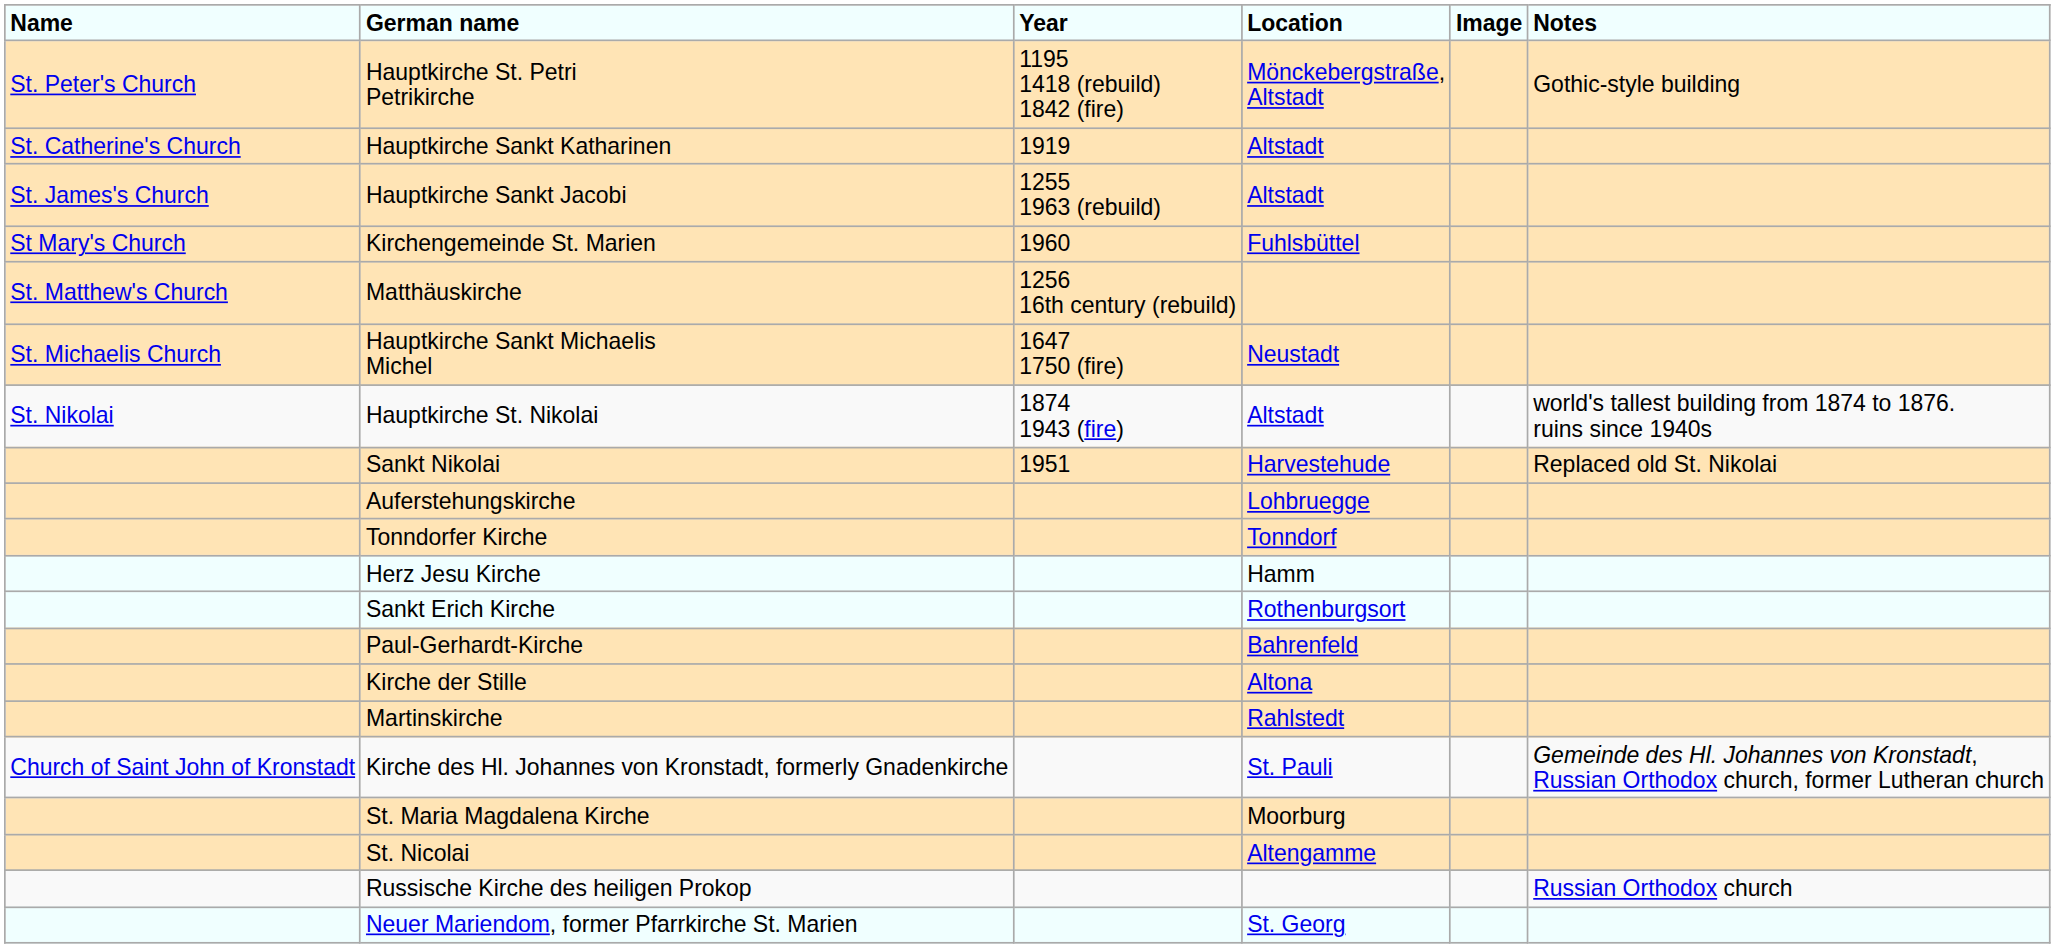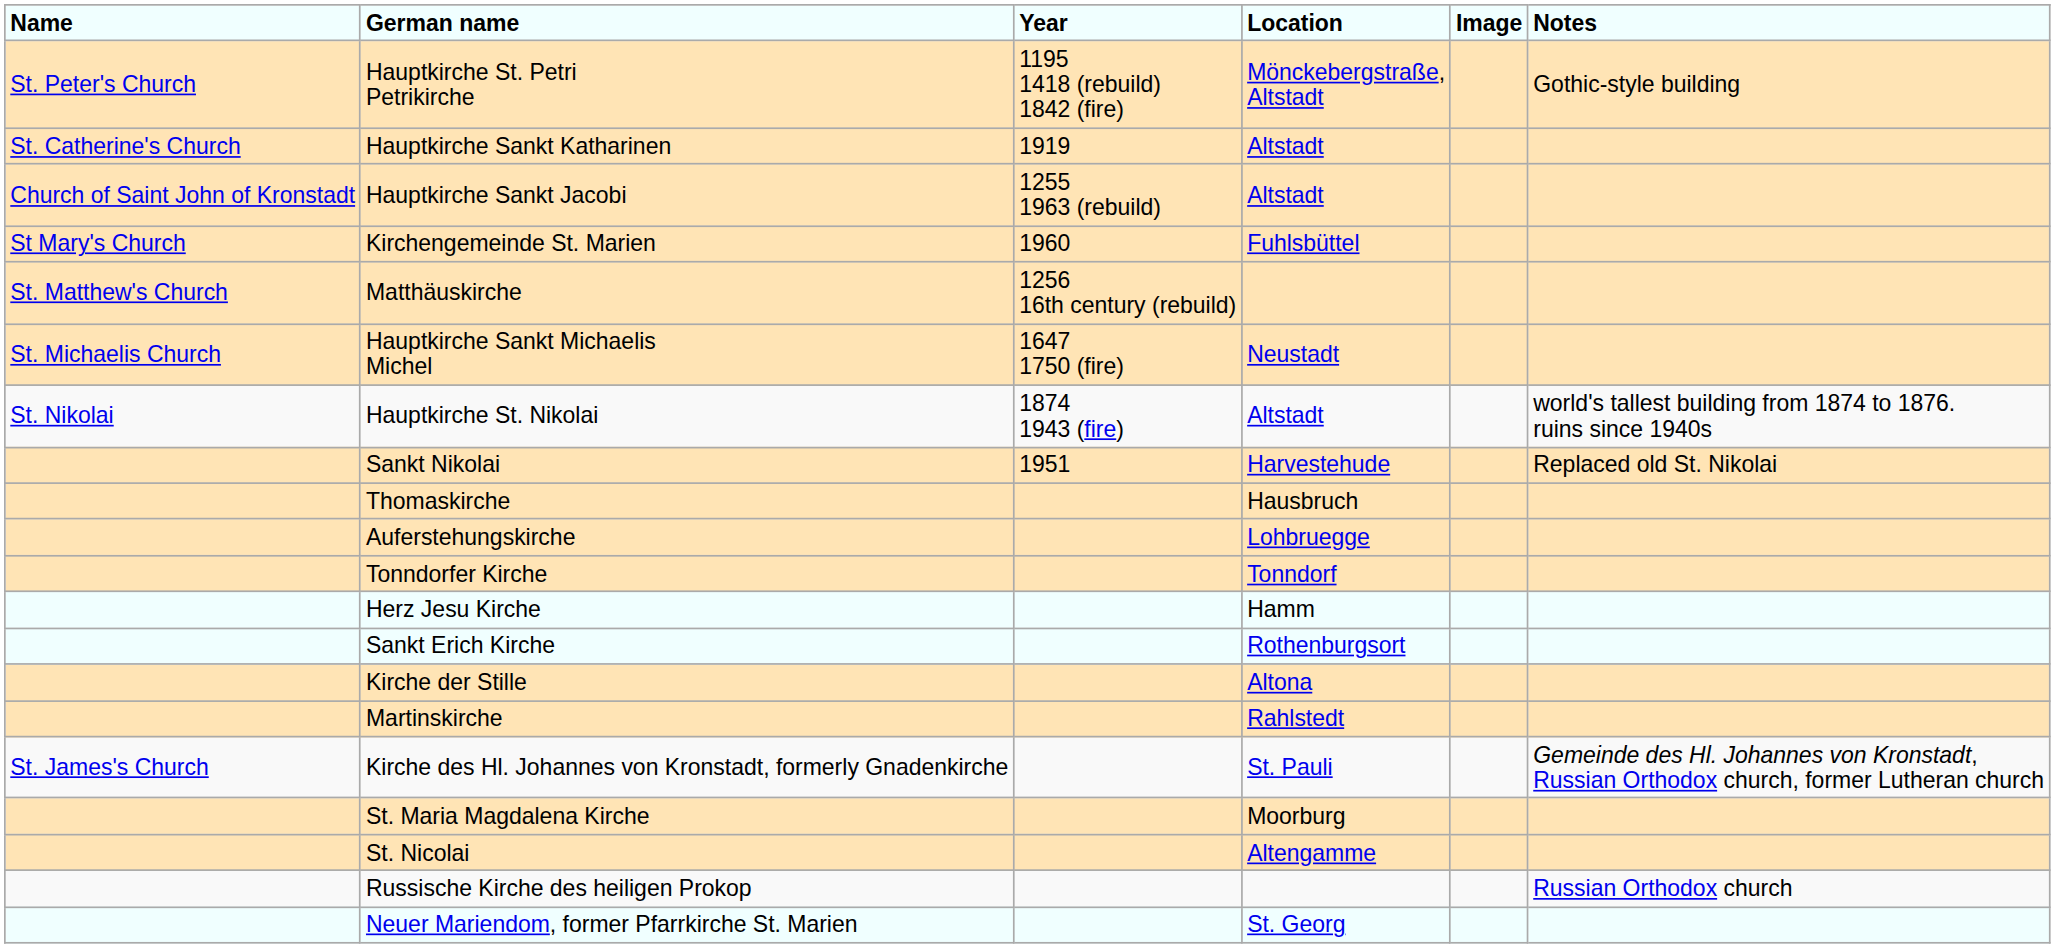(110, 195) St. James's Church -> (183, 195) Church of Saint John of Kronstadt
+ row: (438, 501)
- row: (475, 646)
(183, 767) Church of Saint John of Kronstadt -> (110, 767) St. James's Church
